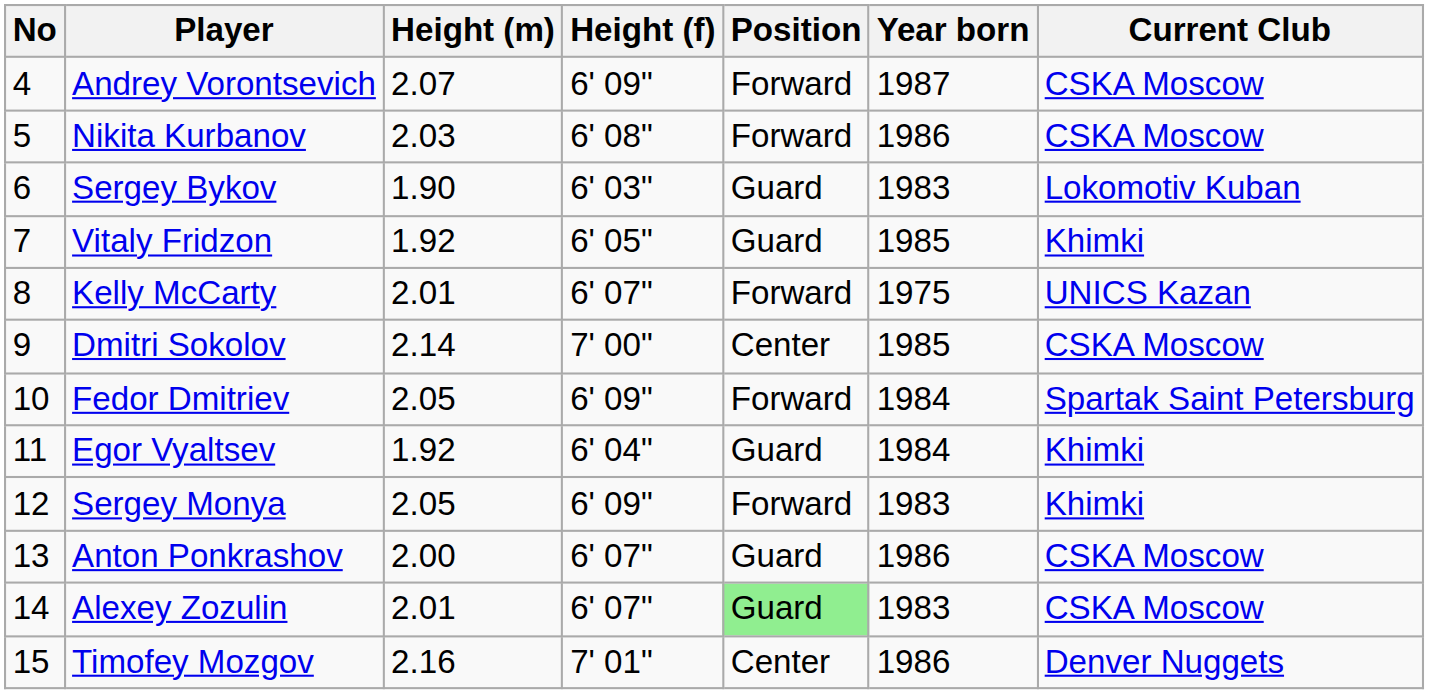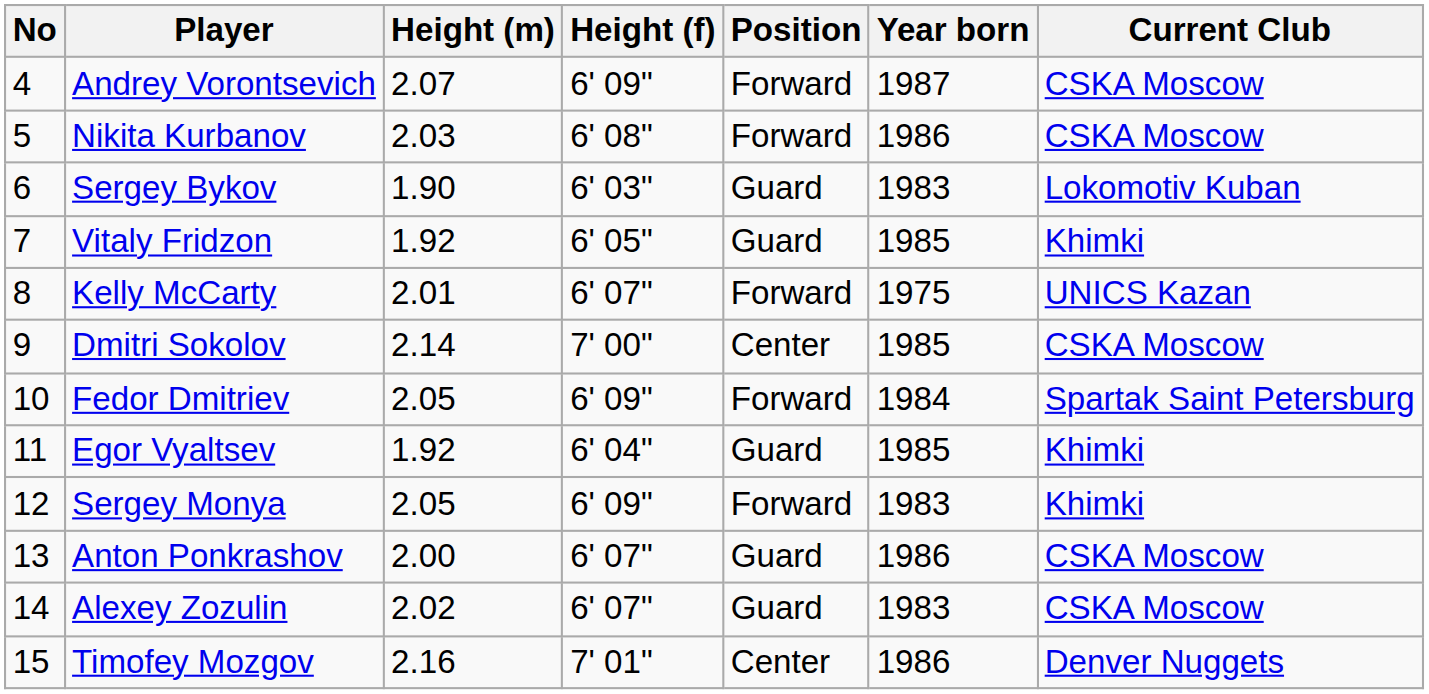(913, 450) 1984 -> (913, 450) 1985
(423, 608) 2.01 -> (423, 608) 2.02
(777, 608) lightgreen background -> (777, 608) no background
